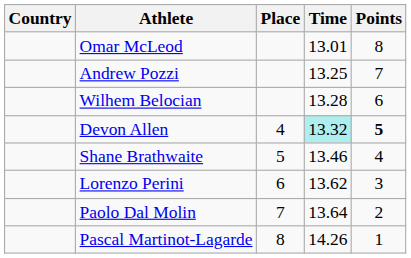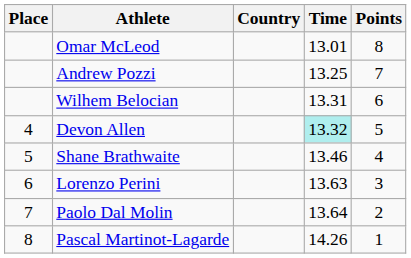columns swapped: (280, 18) <-> (40, 18)
(328, 101) 13.28 -> (328, 101) 13.31
(379, 128) bold -> (379, 128) normal
(328, 184) 13.62 -> (328, 184) 13.63
